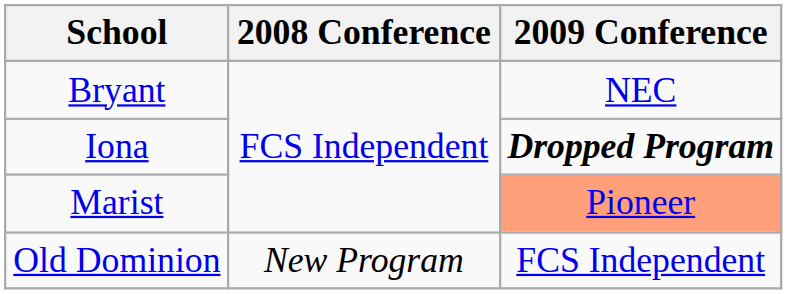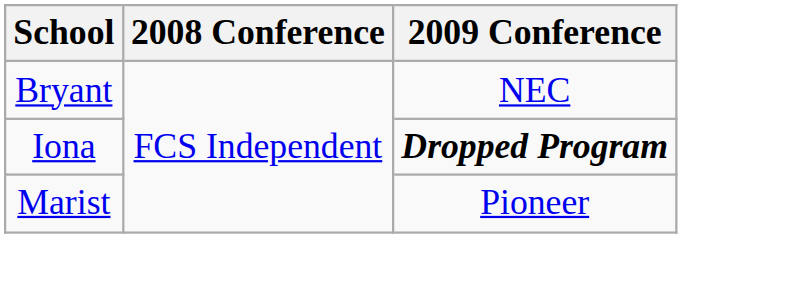(641, 202) lightsalmon background -> (535, 202) no background
- row: (117, 259)
